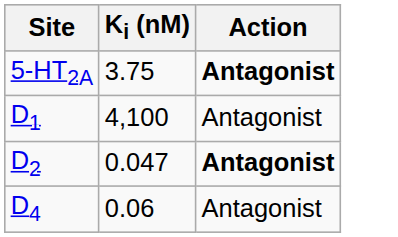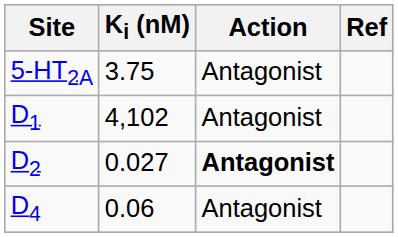+ column: (367, 27)
(268, 72) bold -> (262, 72) normal
(137, 118) 4,100 -> (137, 118) 4,102
(137, 163) 0.047 -> (137, 163) 0.027
